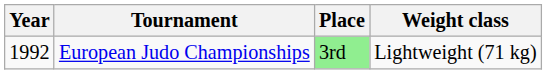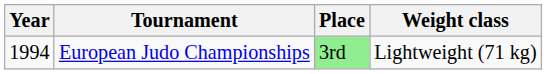(29, 52) 1992 -> (29, 52) 1994
